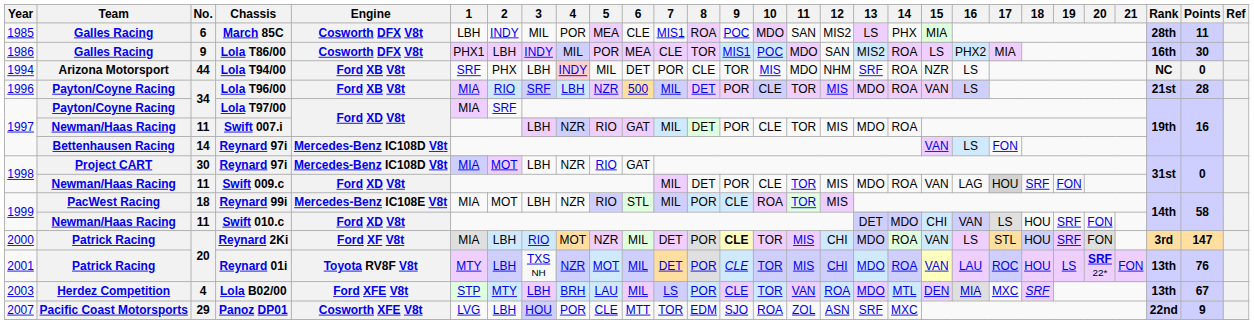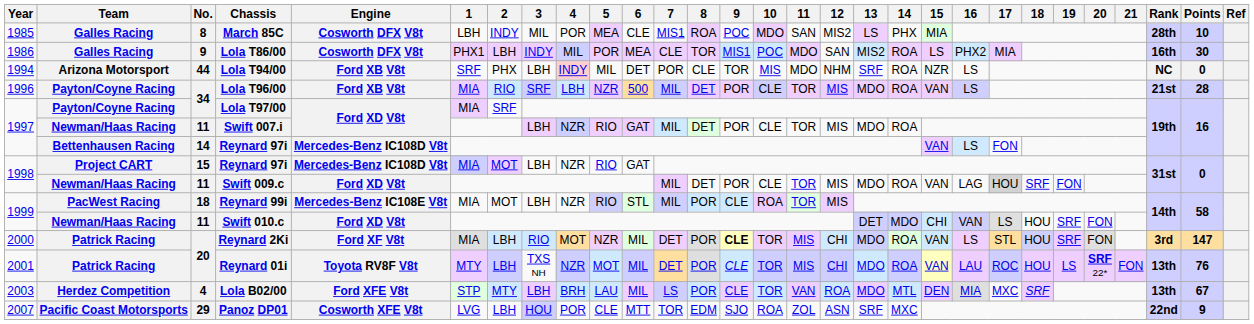(203, 32) 6 -> (203, 32) 8
(1202, 32) 11 -> (1202, 32) 10
(203, 164) 30 -> (203, 164) 15
